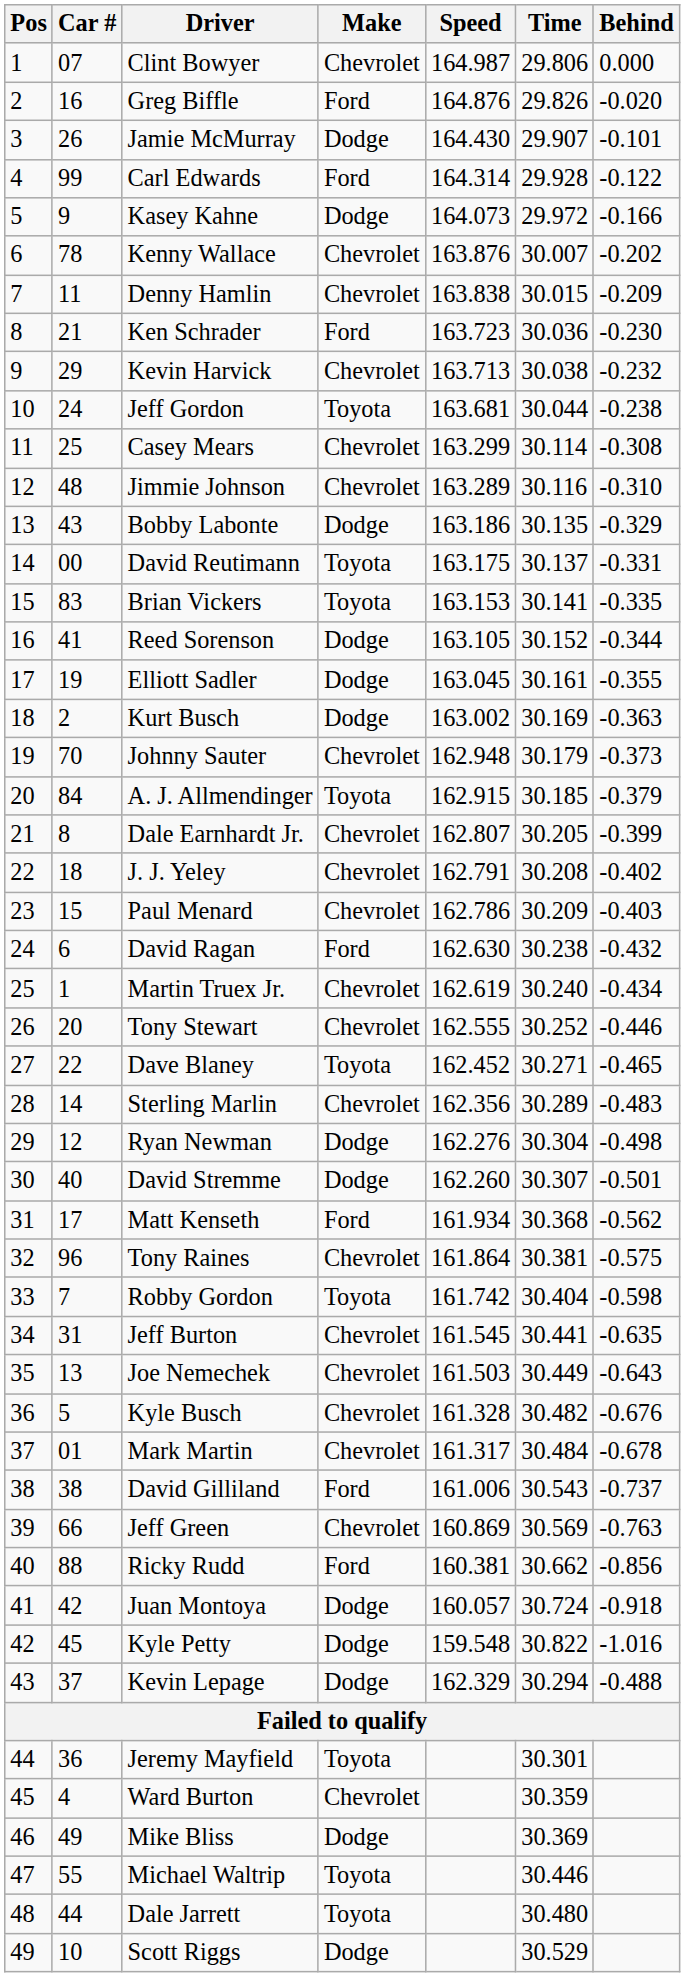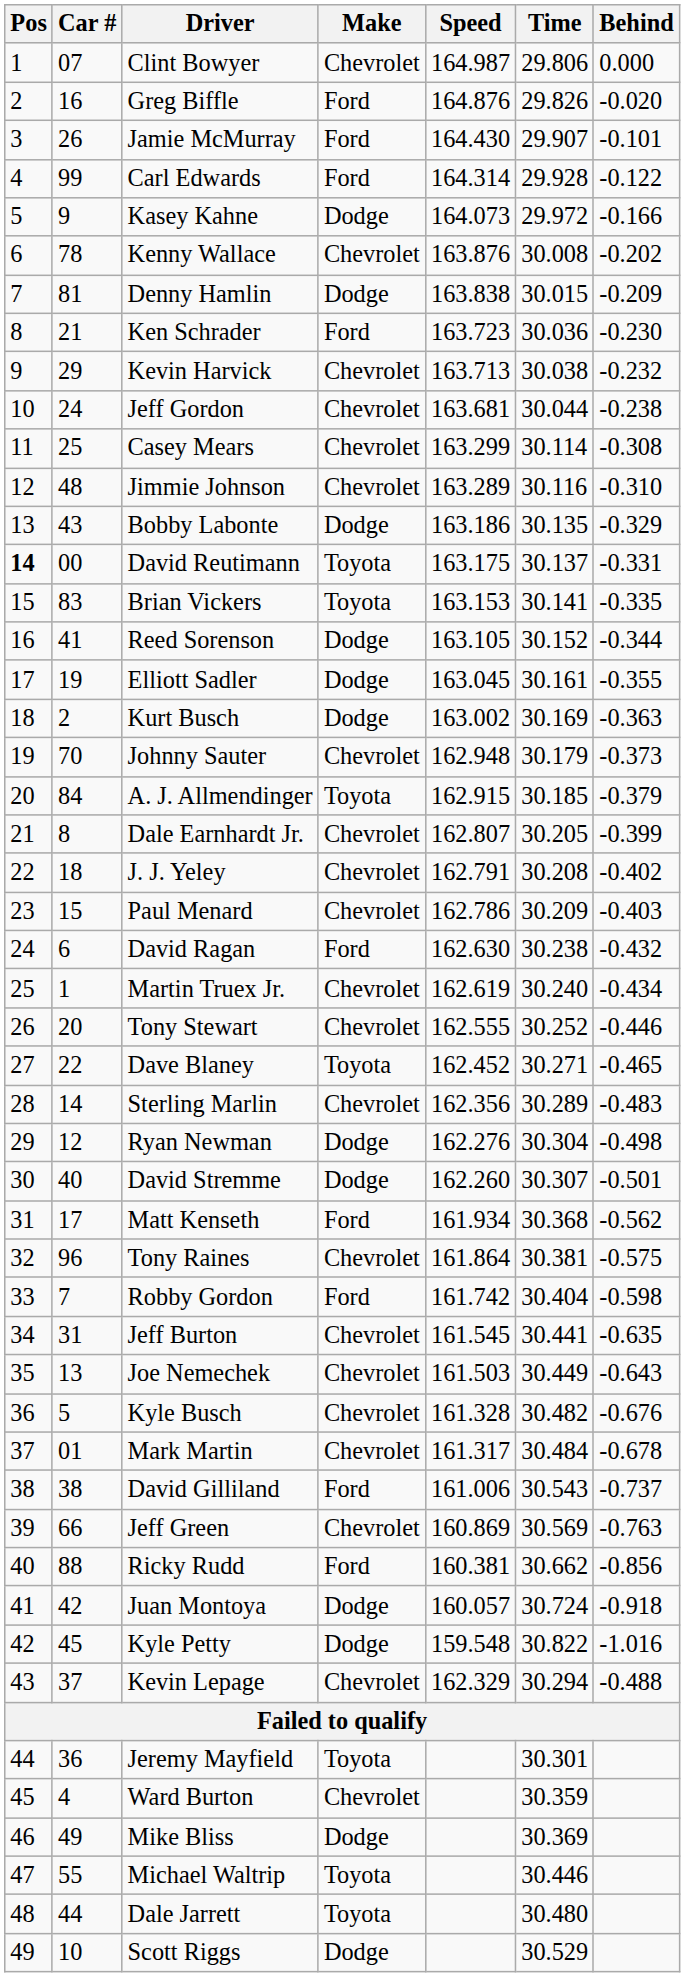(356, 139) Dodge -> (347, 139) Ford
(555, 255) 30.007 -> (555, 255) 30.008
(70, 293) 11 -> (70, 293) 81
(372, 293) Chevrolet -> (356, 293) Dodge
(357, 409) Toyota -> (372, 409) Chevrolet
(23, 563) normal -> (23, 563) bold
(357, 1296) Toyota -> (347, 1296) Ford
(356, 1682) Dodge -> (372, 1682) Chevrolet
